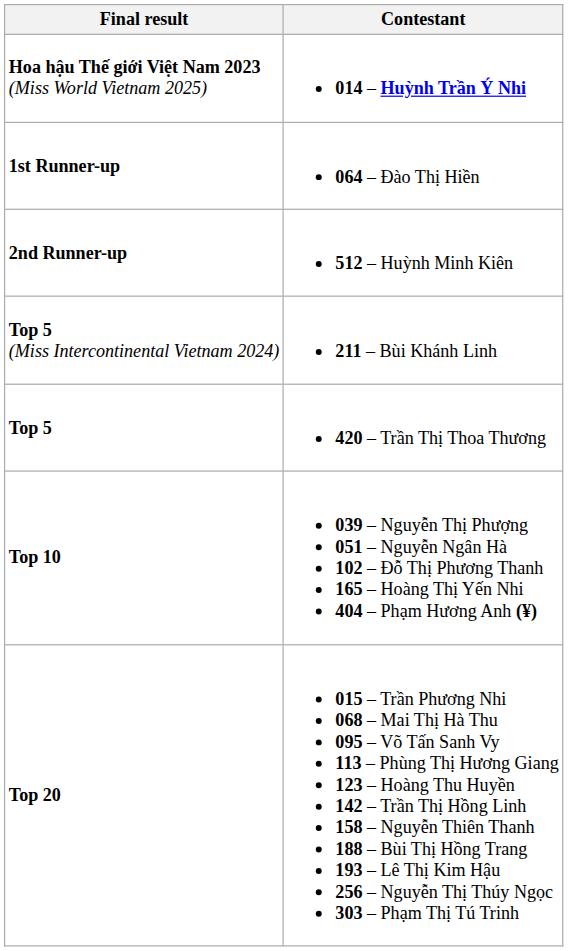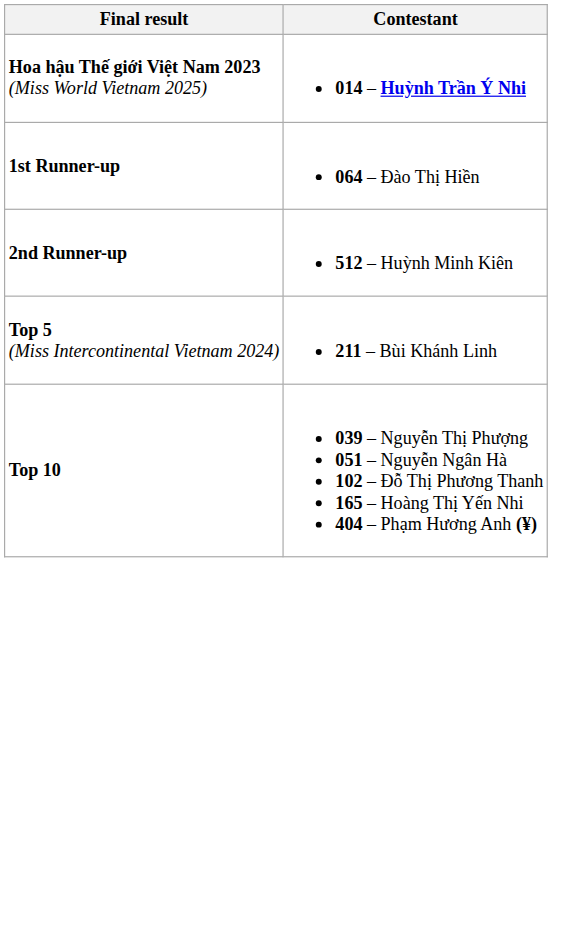- row: (30, 427)
- row: (35, 795)
